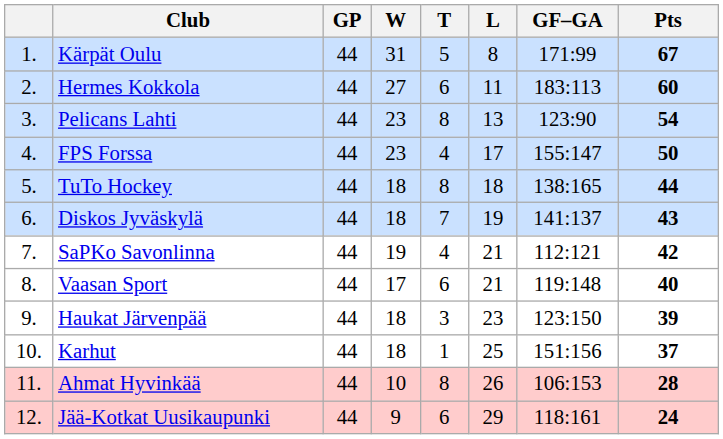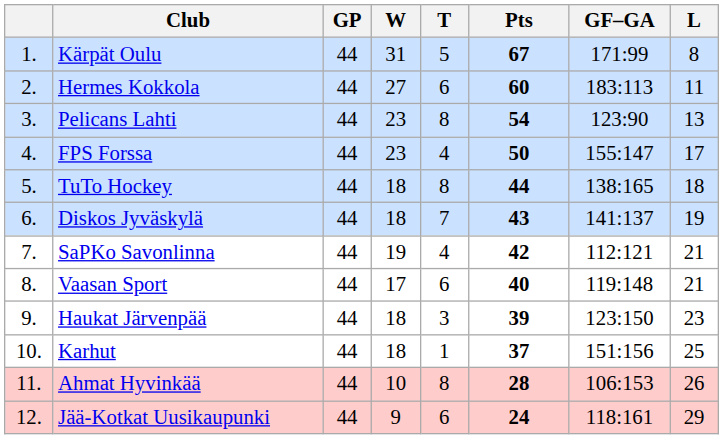columns swapped: (493, 20) <-> (668, 20)
